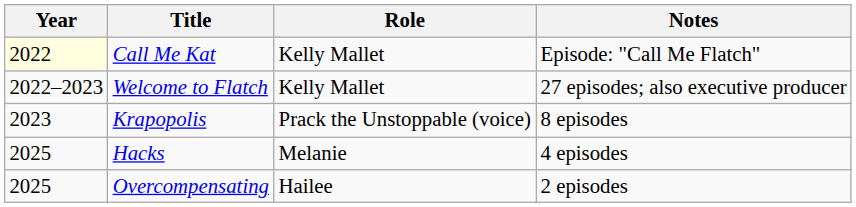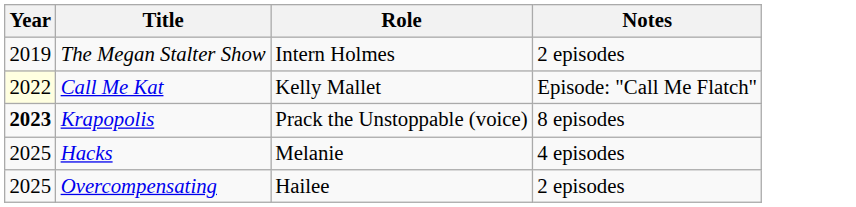+ row: (163, 53)
- row: (190, 86)
(30, 119) normal -> (30, 119) bold
